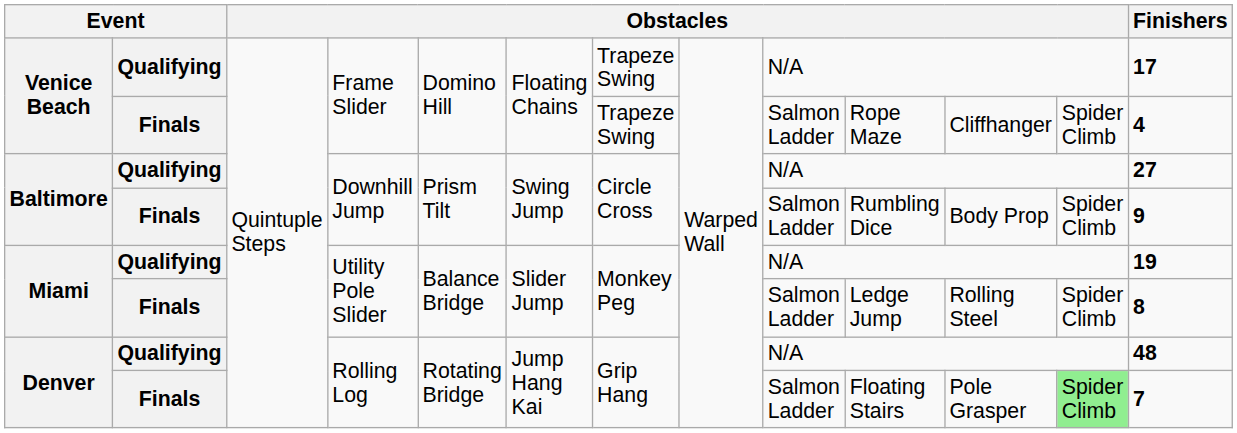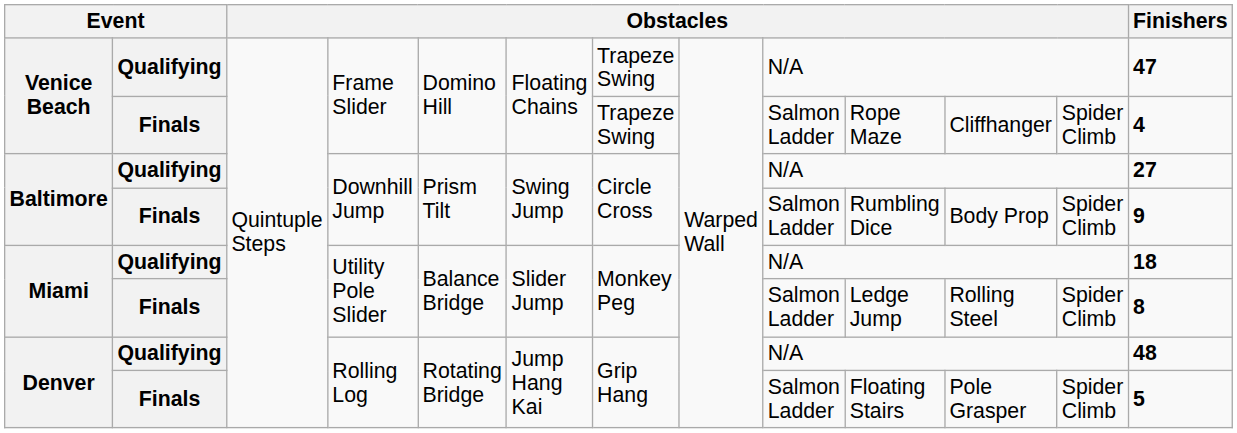(1145, 67) 17 -> (1145, 67) 47
(1145, 261) 19 -> (1145, 261) 18
(1093, 399) lightgreen background -> (1093, 399) no background
(1139, 399) 7 -> (1139, 399) 5
